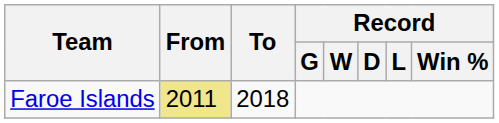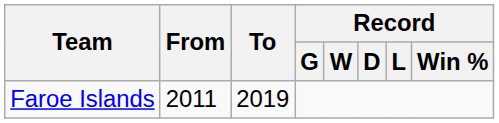(191, 99) khaki background -> (191, 99) no background
(263, 99) 2018 -> (263, 99) 2019
